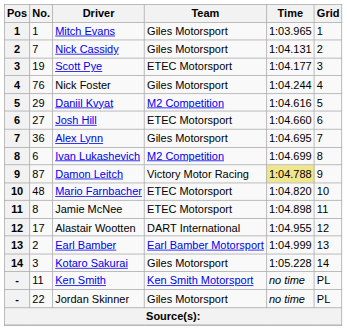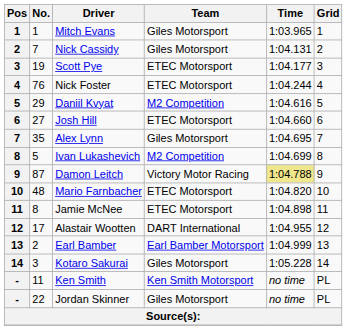(187, 85) Giles Motorsport -> (190, 85) ETEC Motorsport
(38, 138) 36 -> (38, 138) 35
(35, 156) 6 -> (35, 156) 5
